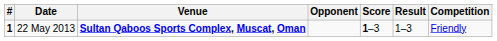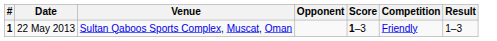columns swapped: (410, 12) <-> (460, 12)
(193, 28) bold -> (186, 28) normal
